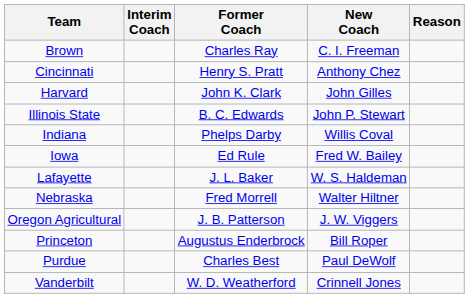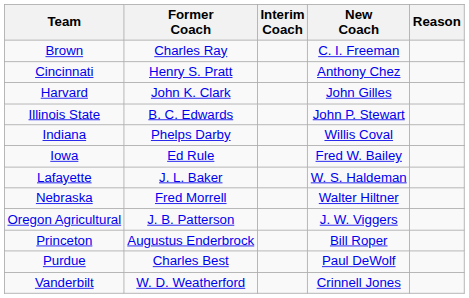columns swapped: (241, 22) <-> (149, 22)
